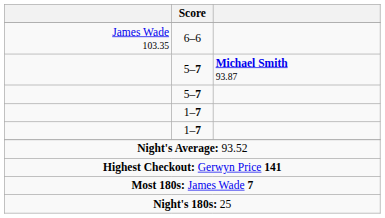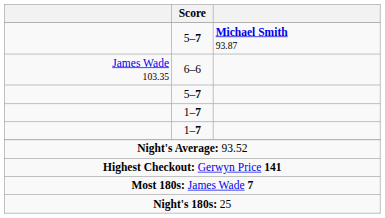rows swapped: (192, 69) <-> (192, 38)
